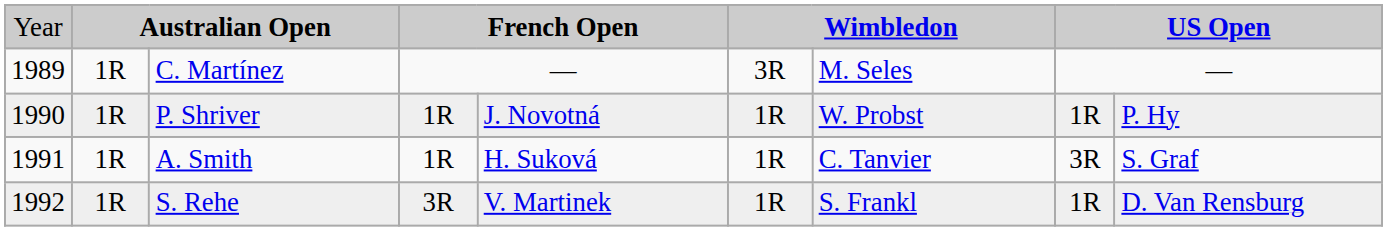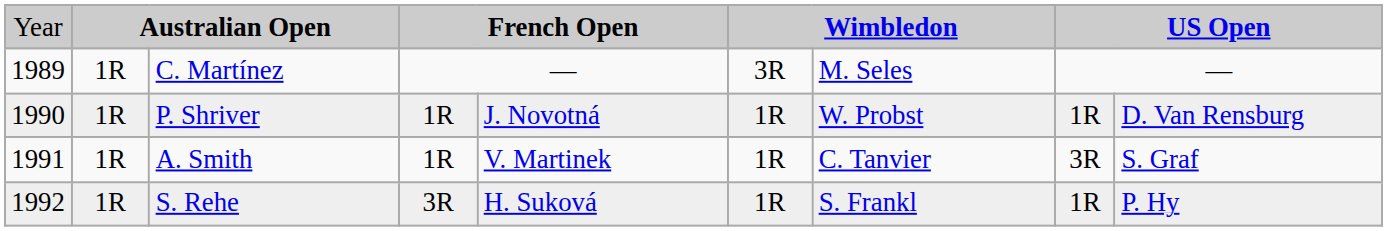(1150, 114) P. Hy -> (1213, 114) D. Van Rensburg
(540, 158) H. Suková -> (547, 158) V. Martinek
(547, 203) V. Martinek -> (540, 203) H. Suková
(1213, 203) D. Van Rensburg -> (1150, 203) P. Hy
